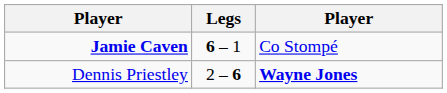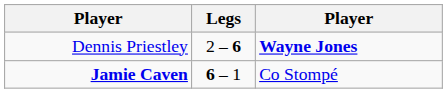rows swapped: (130, 74) <-> (139, 46)
